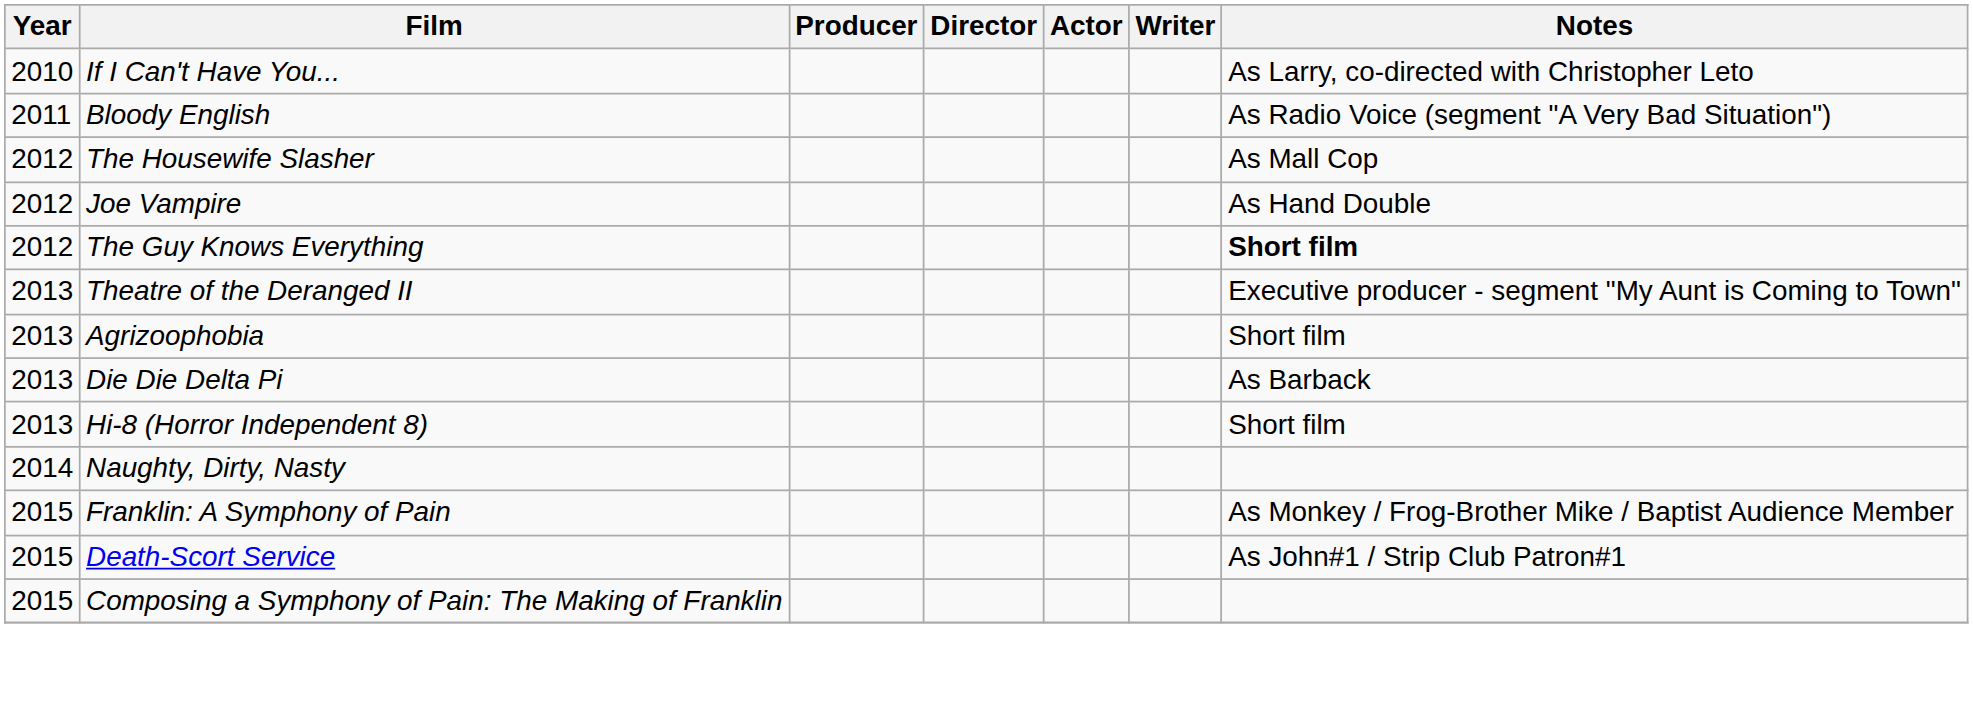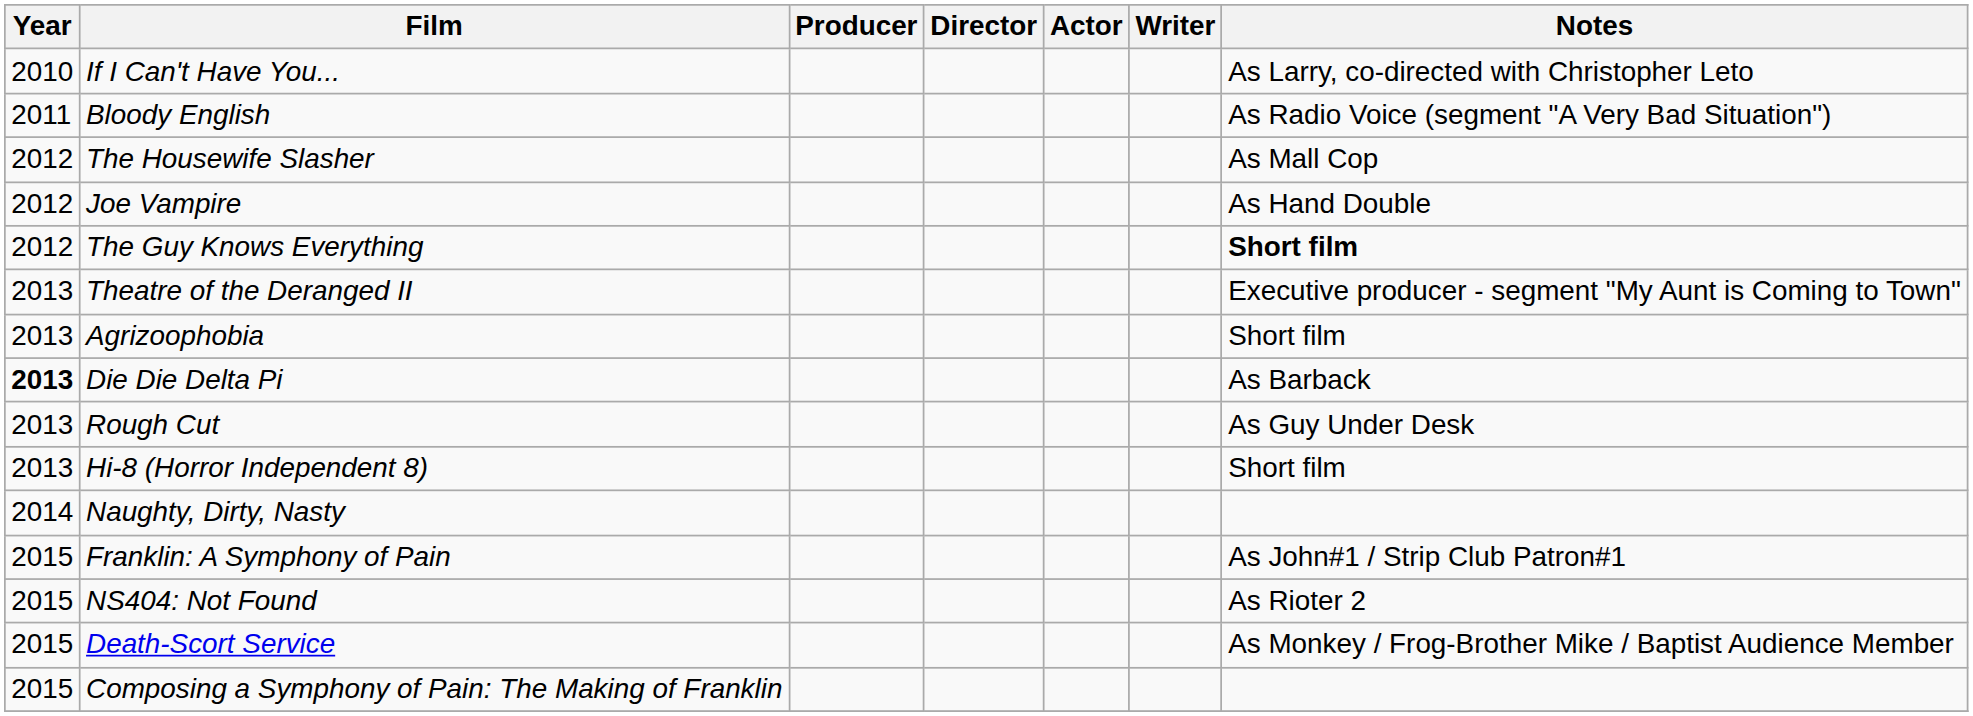(42, 379) normal -> (42, 379) bold
+ row: (153, 423)
(1591, 512) As Monkey / Frog-Brother Mike / Baptist Audience Member -> (1427, 556) As John#1 / Strip Club Patron#1
+ row: (201, 600)
(1427, 556) As John#1 / Strip Club Patron#1 -> (1591, 644) As Monkey / Frog-Brother Mike / Baptist Audience Member
